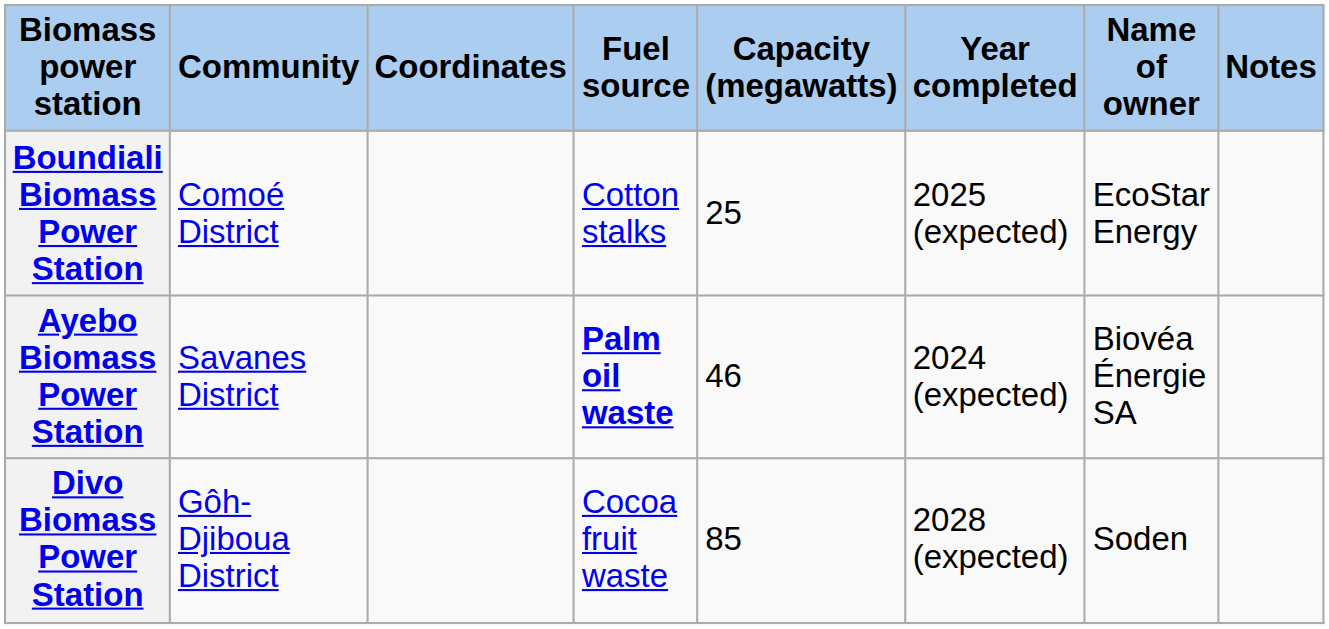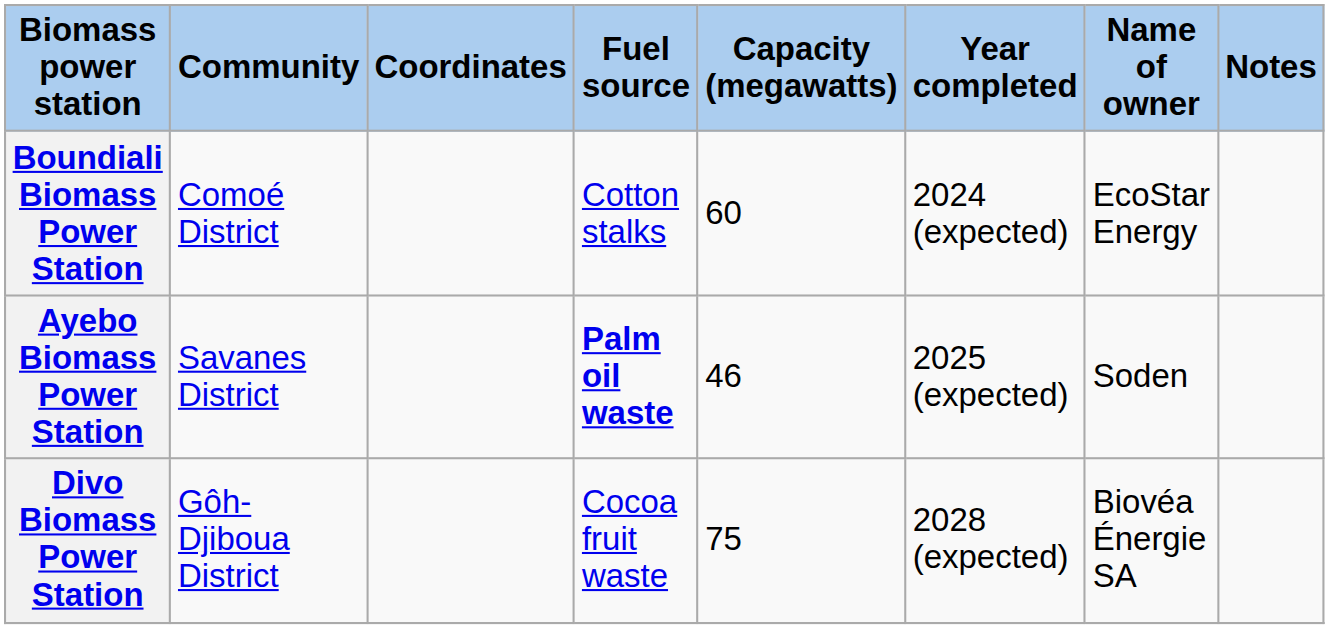(724, 212) 25 -> (724, 212) 60
(991, 212) 2025 (expected) -> (991, 212) 2024 (expected)
(991, 376) 2024 (expected) -> (991, 376) 2025 (expected)
(1150, 376) Biovéa Énergie SA -> (1140, 376) Soden
(724, 539) 85 -> (724, 539) 75
(1140, 539) Soden -> (1150, 539) Biovéa Énergie SA
